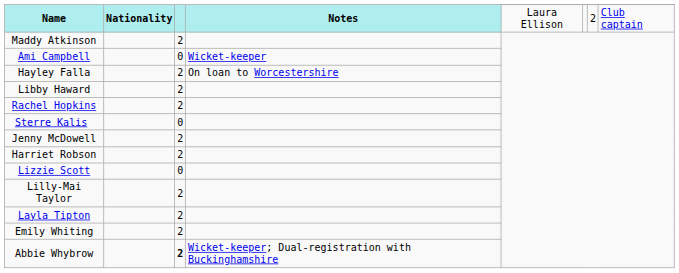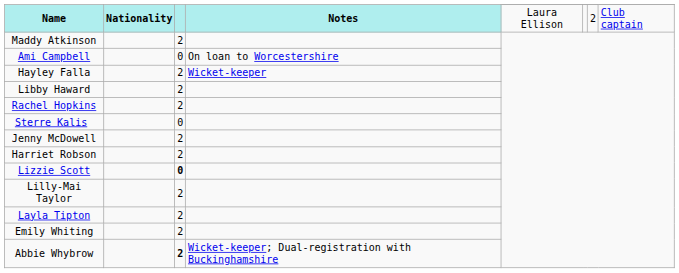(227, 57) Wicket-keeper -> (263, 57) On loan to Worcestershire
(263, 73) On loan to Worcestershire -> (227, 73) Wicket-keeper
(180, 171) normal -> (180, 171) bold
